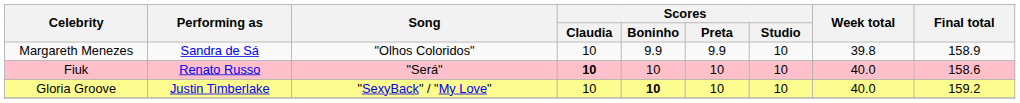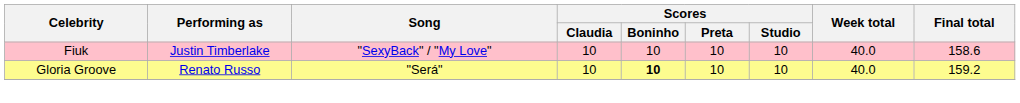- row: (76, 51)
(220, 69) Renato Russo -> (220, 51) Justin Timberlake
(424, 69) "Será" -> (425, 51) "SexyBack" / "My Love"
(589, 69) bold -> (589, 51) normal
(220, 88) Justin Timberlake -> (220, 69) Renato Russo
(425, 88) "SexyBack" / "My Love" -> (424, 69) "Será"
